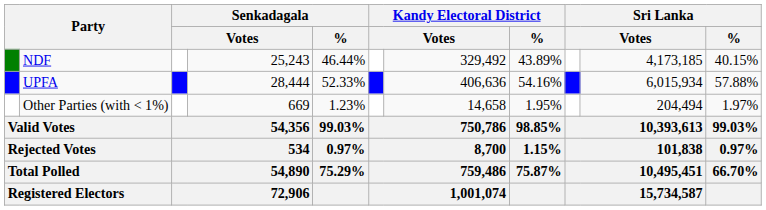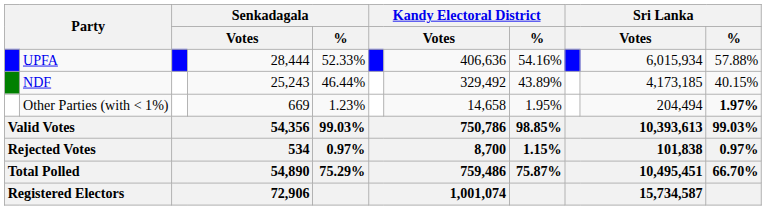rows swapped: (40, 82) <-> (37, 60)
(740, 104) normal -> (739, 104) bold
